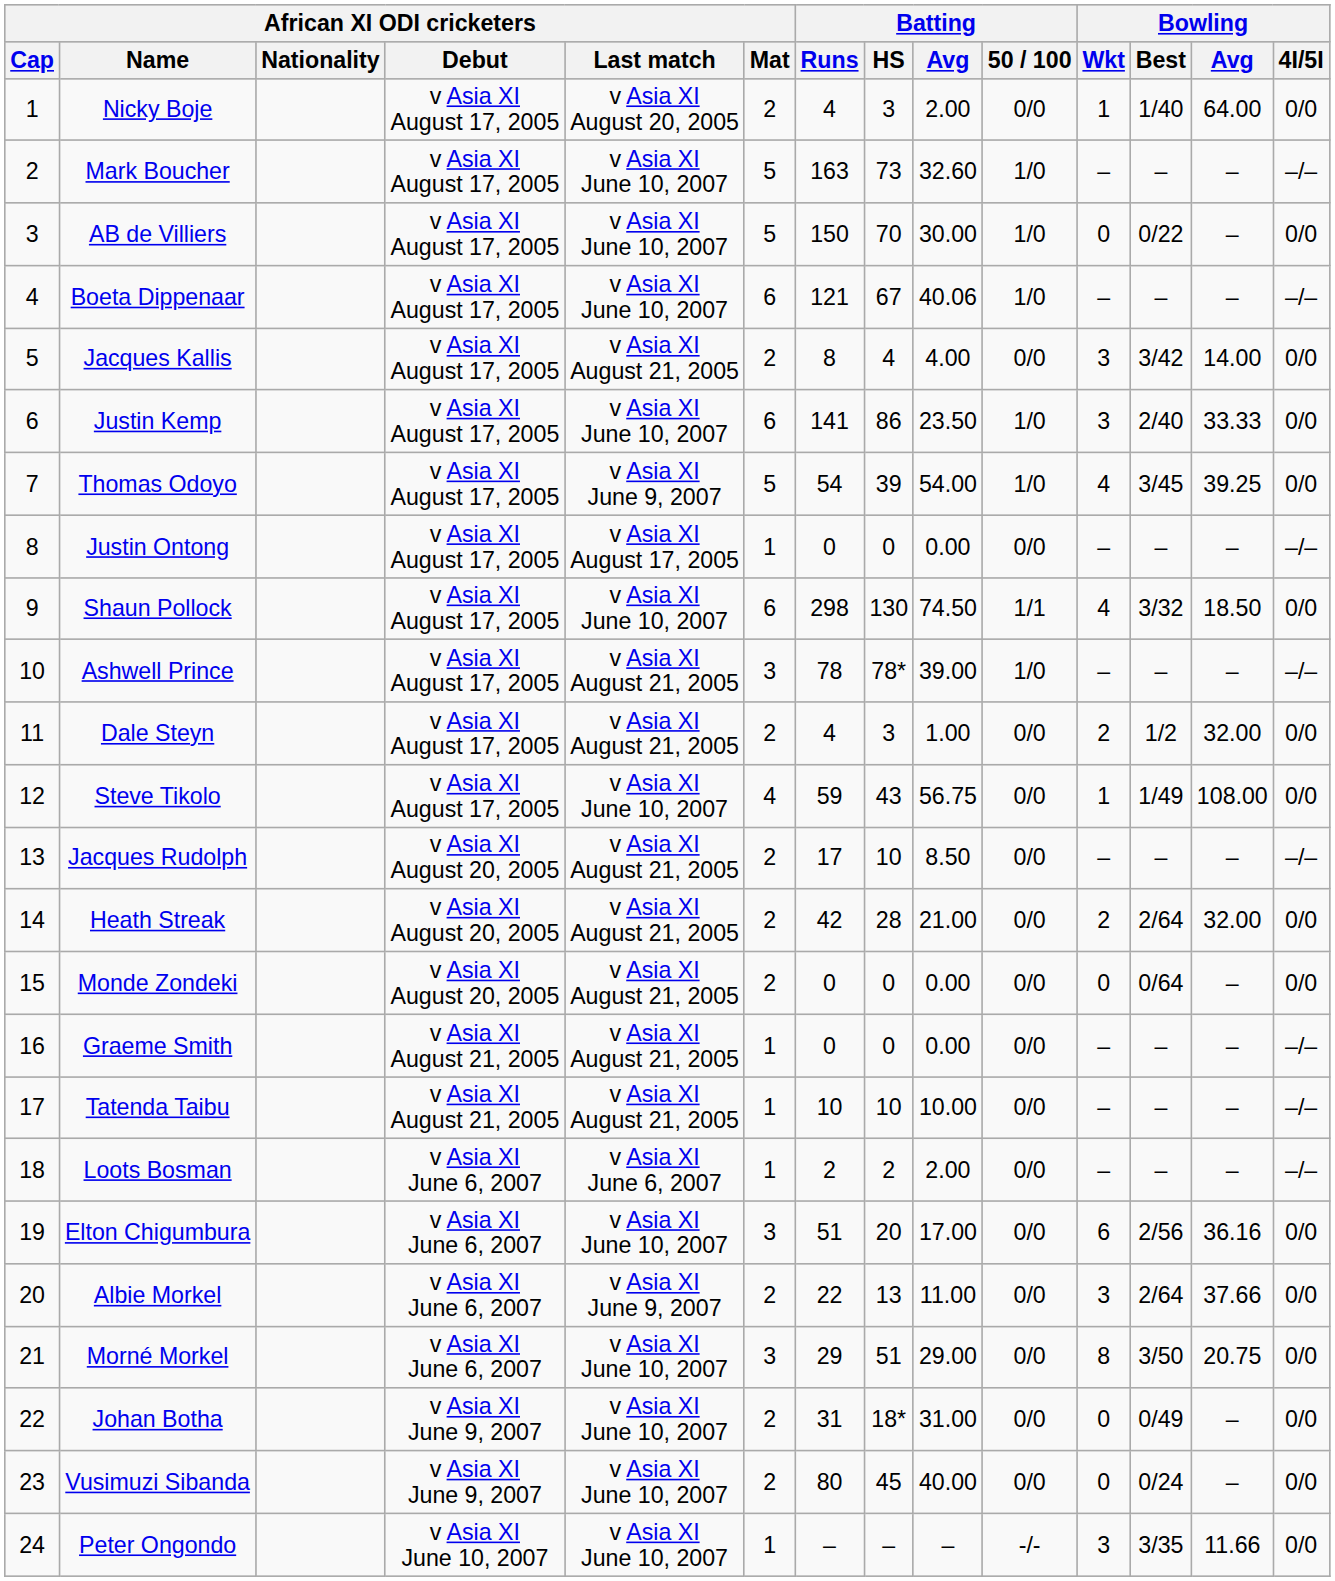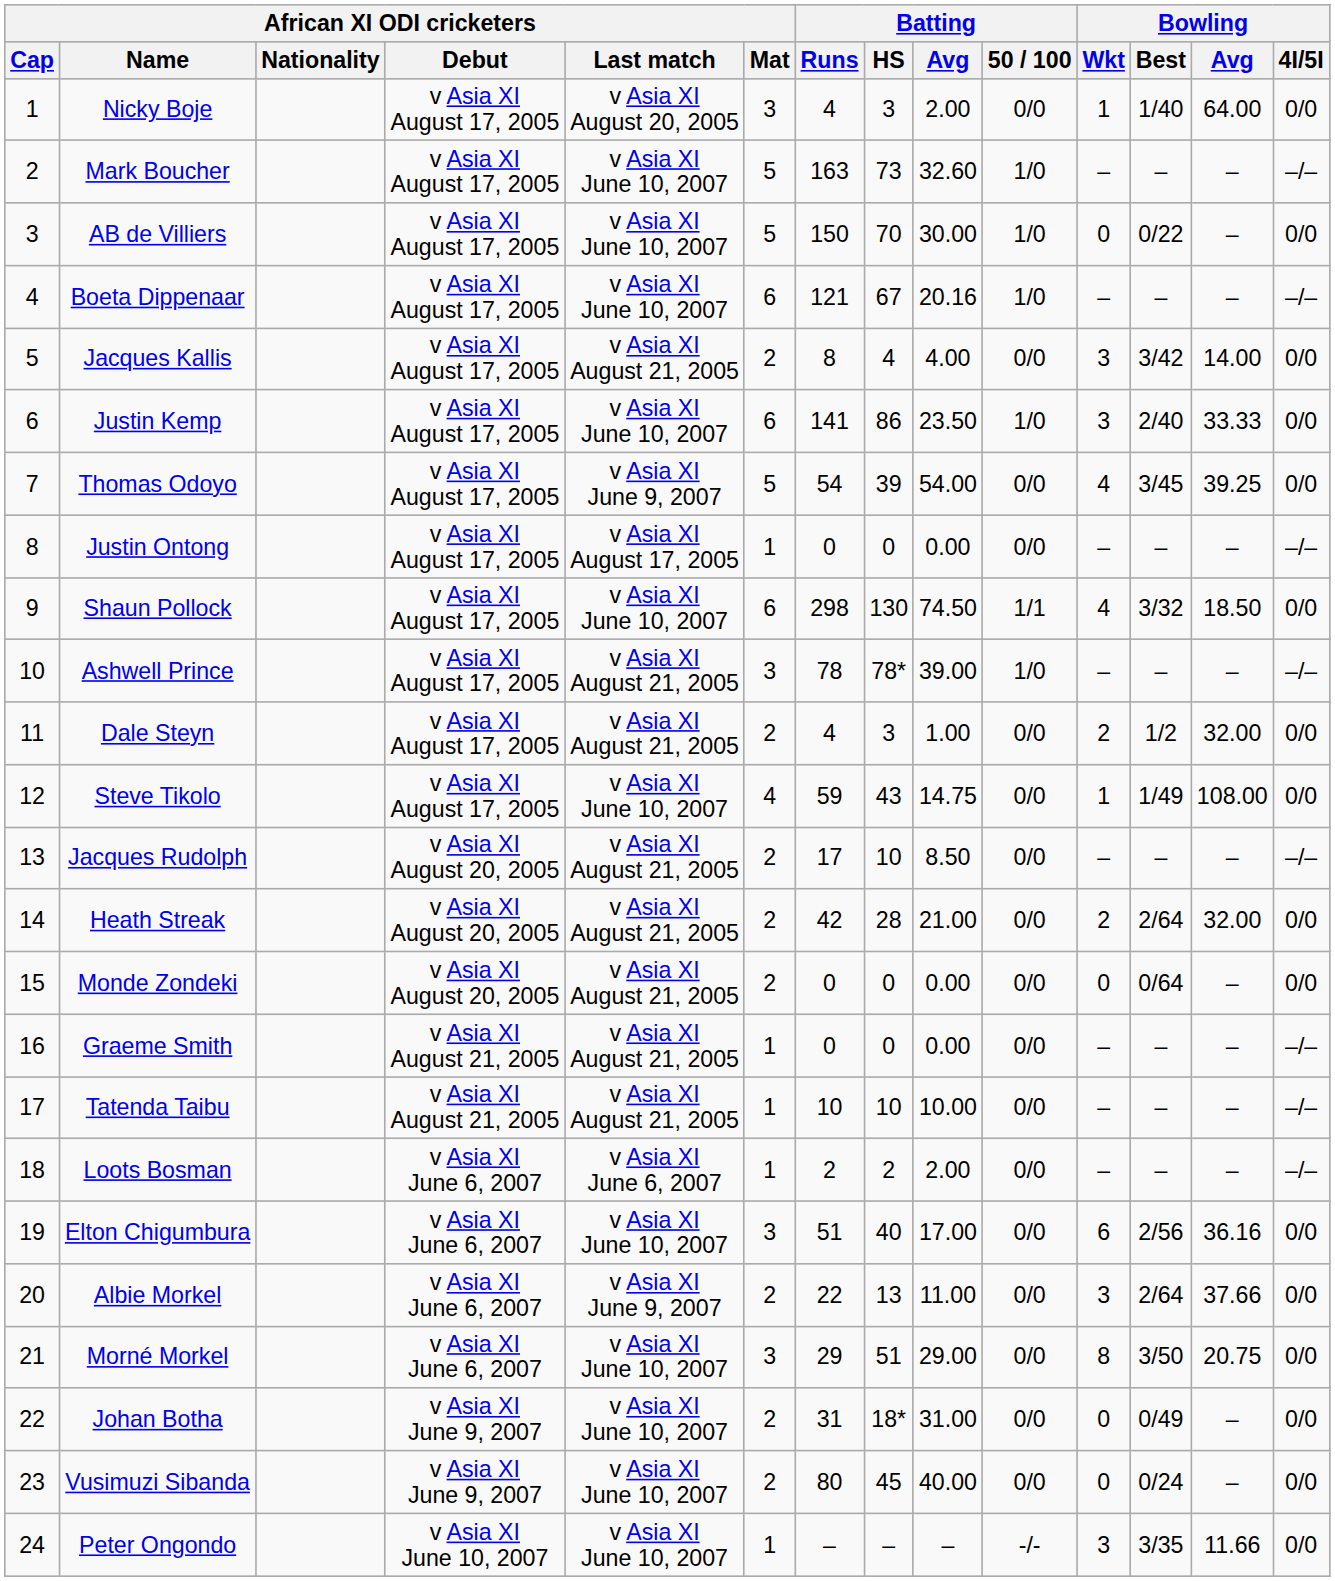(770, 110) 2 -> (770, 110) 3
(948, 297) 40.06 -> (948, 297) 20.16
(1030, 484) 1/0 -> (1030, 484) 0/0
(948, 796) 56.75 -> (948, 796) 14.75
(889, 1233) 20 -> (889, 1233) 40
